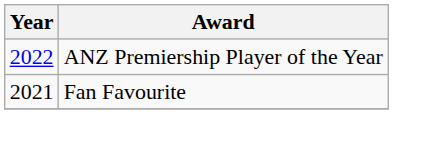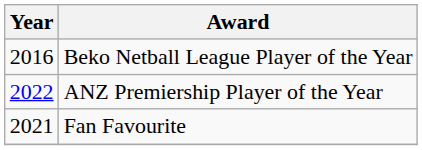+ row: (238, 56)
